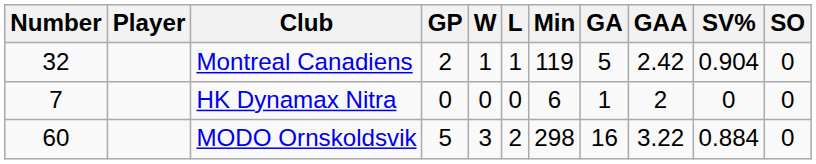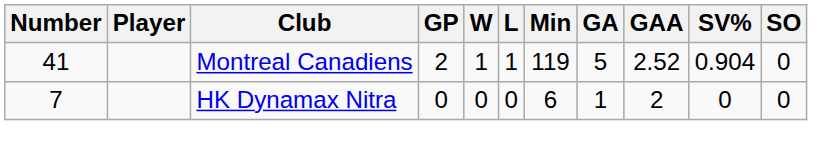(56, 61) 32 -> (56, 61) 41
(661, 61) 2.42 -> (657, 61) 2.52
- row: (307, 138)
